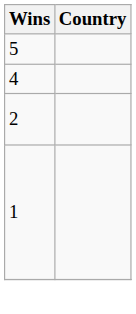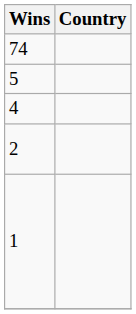+ row: (18, 49)
